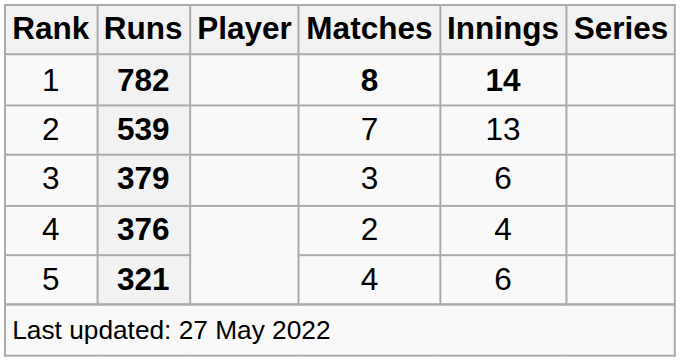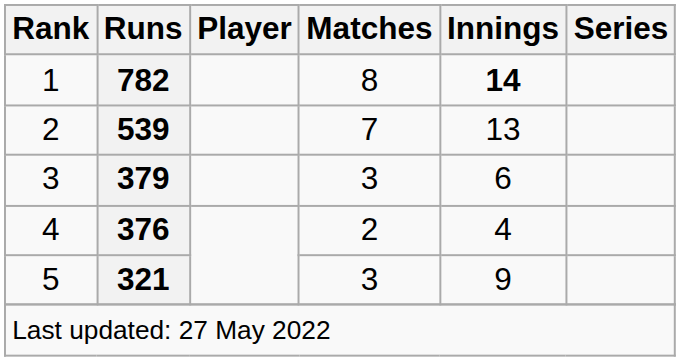(369, 79) bold -> (369, 79) normal
(369, 279) 4 -> (369, 279) 3
(503, 279) 6 -> (503, 279) 9
